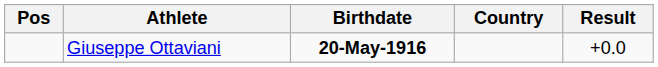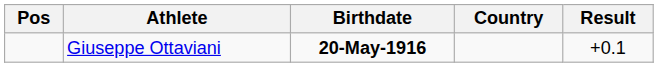(608, 47) +0.0 -> (608, 47) +0.1
